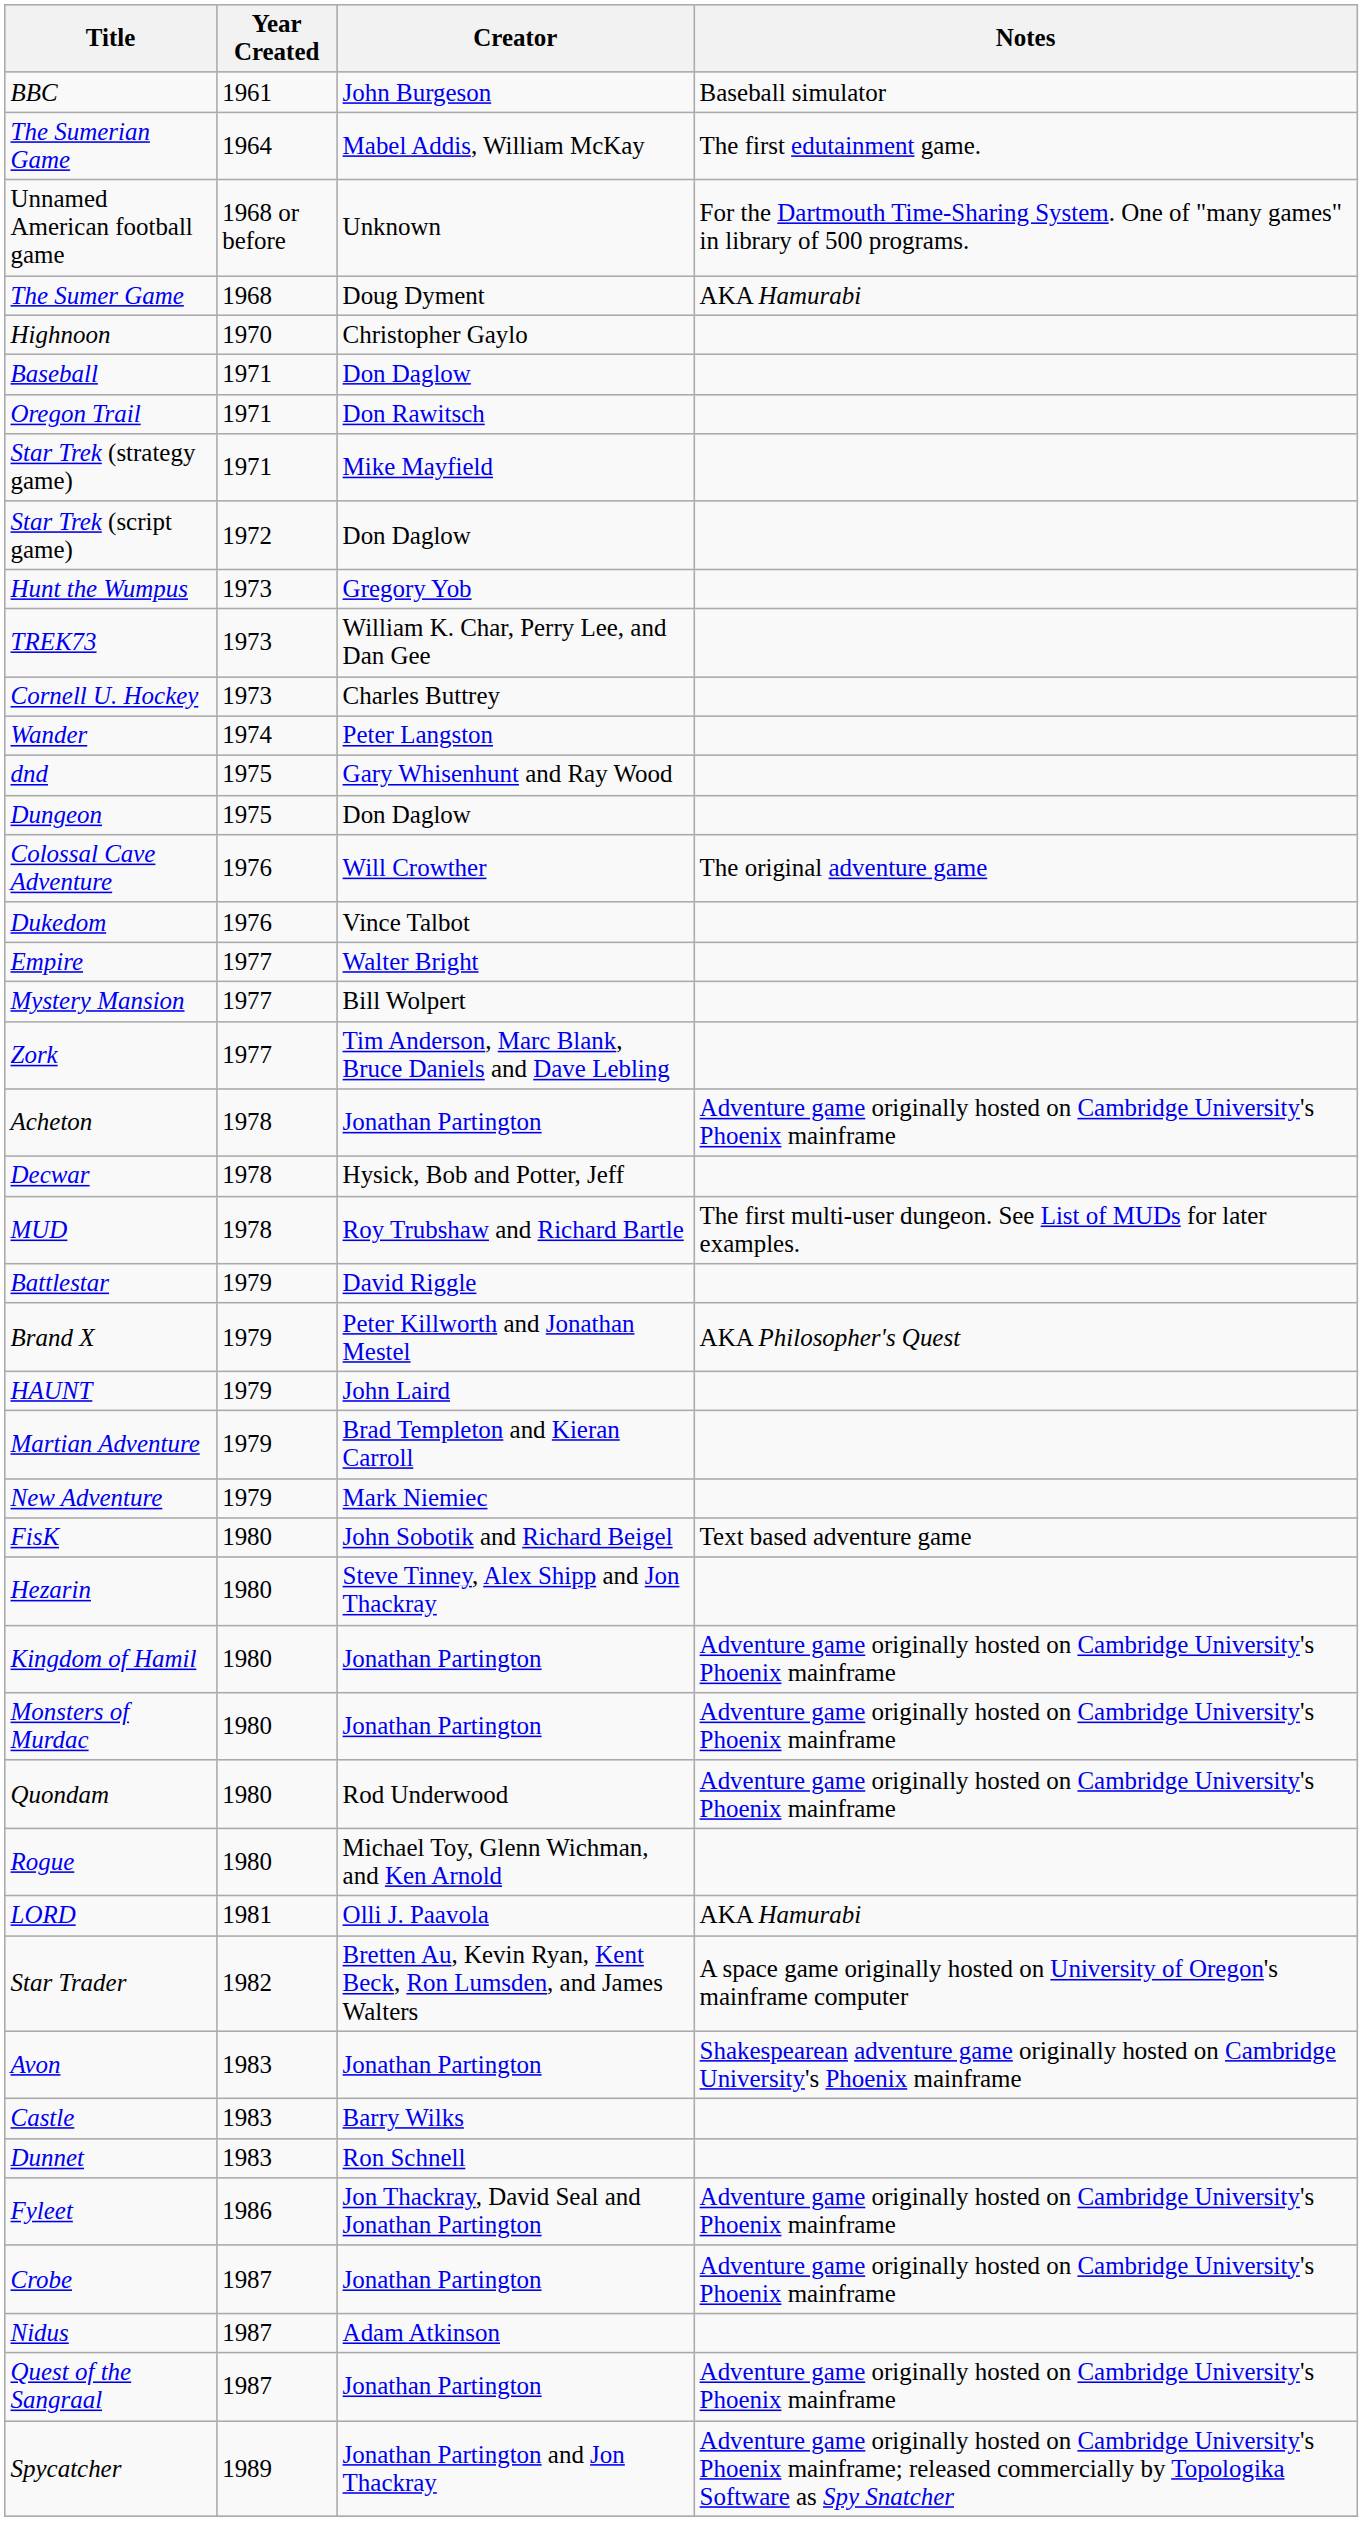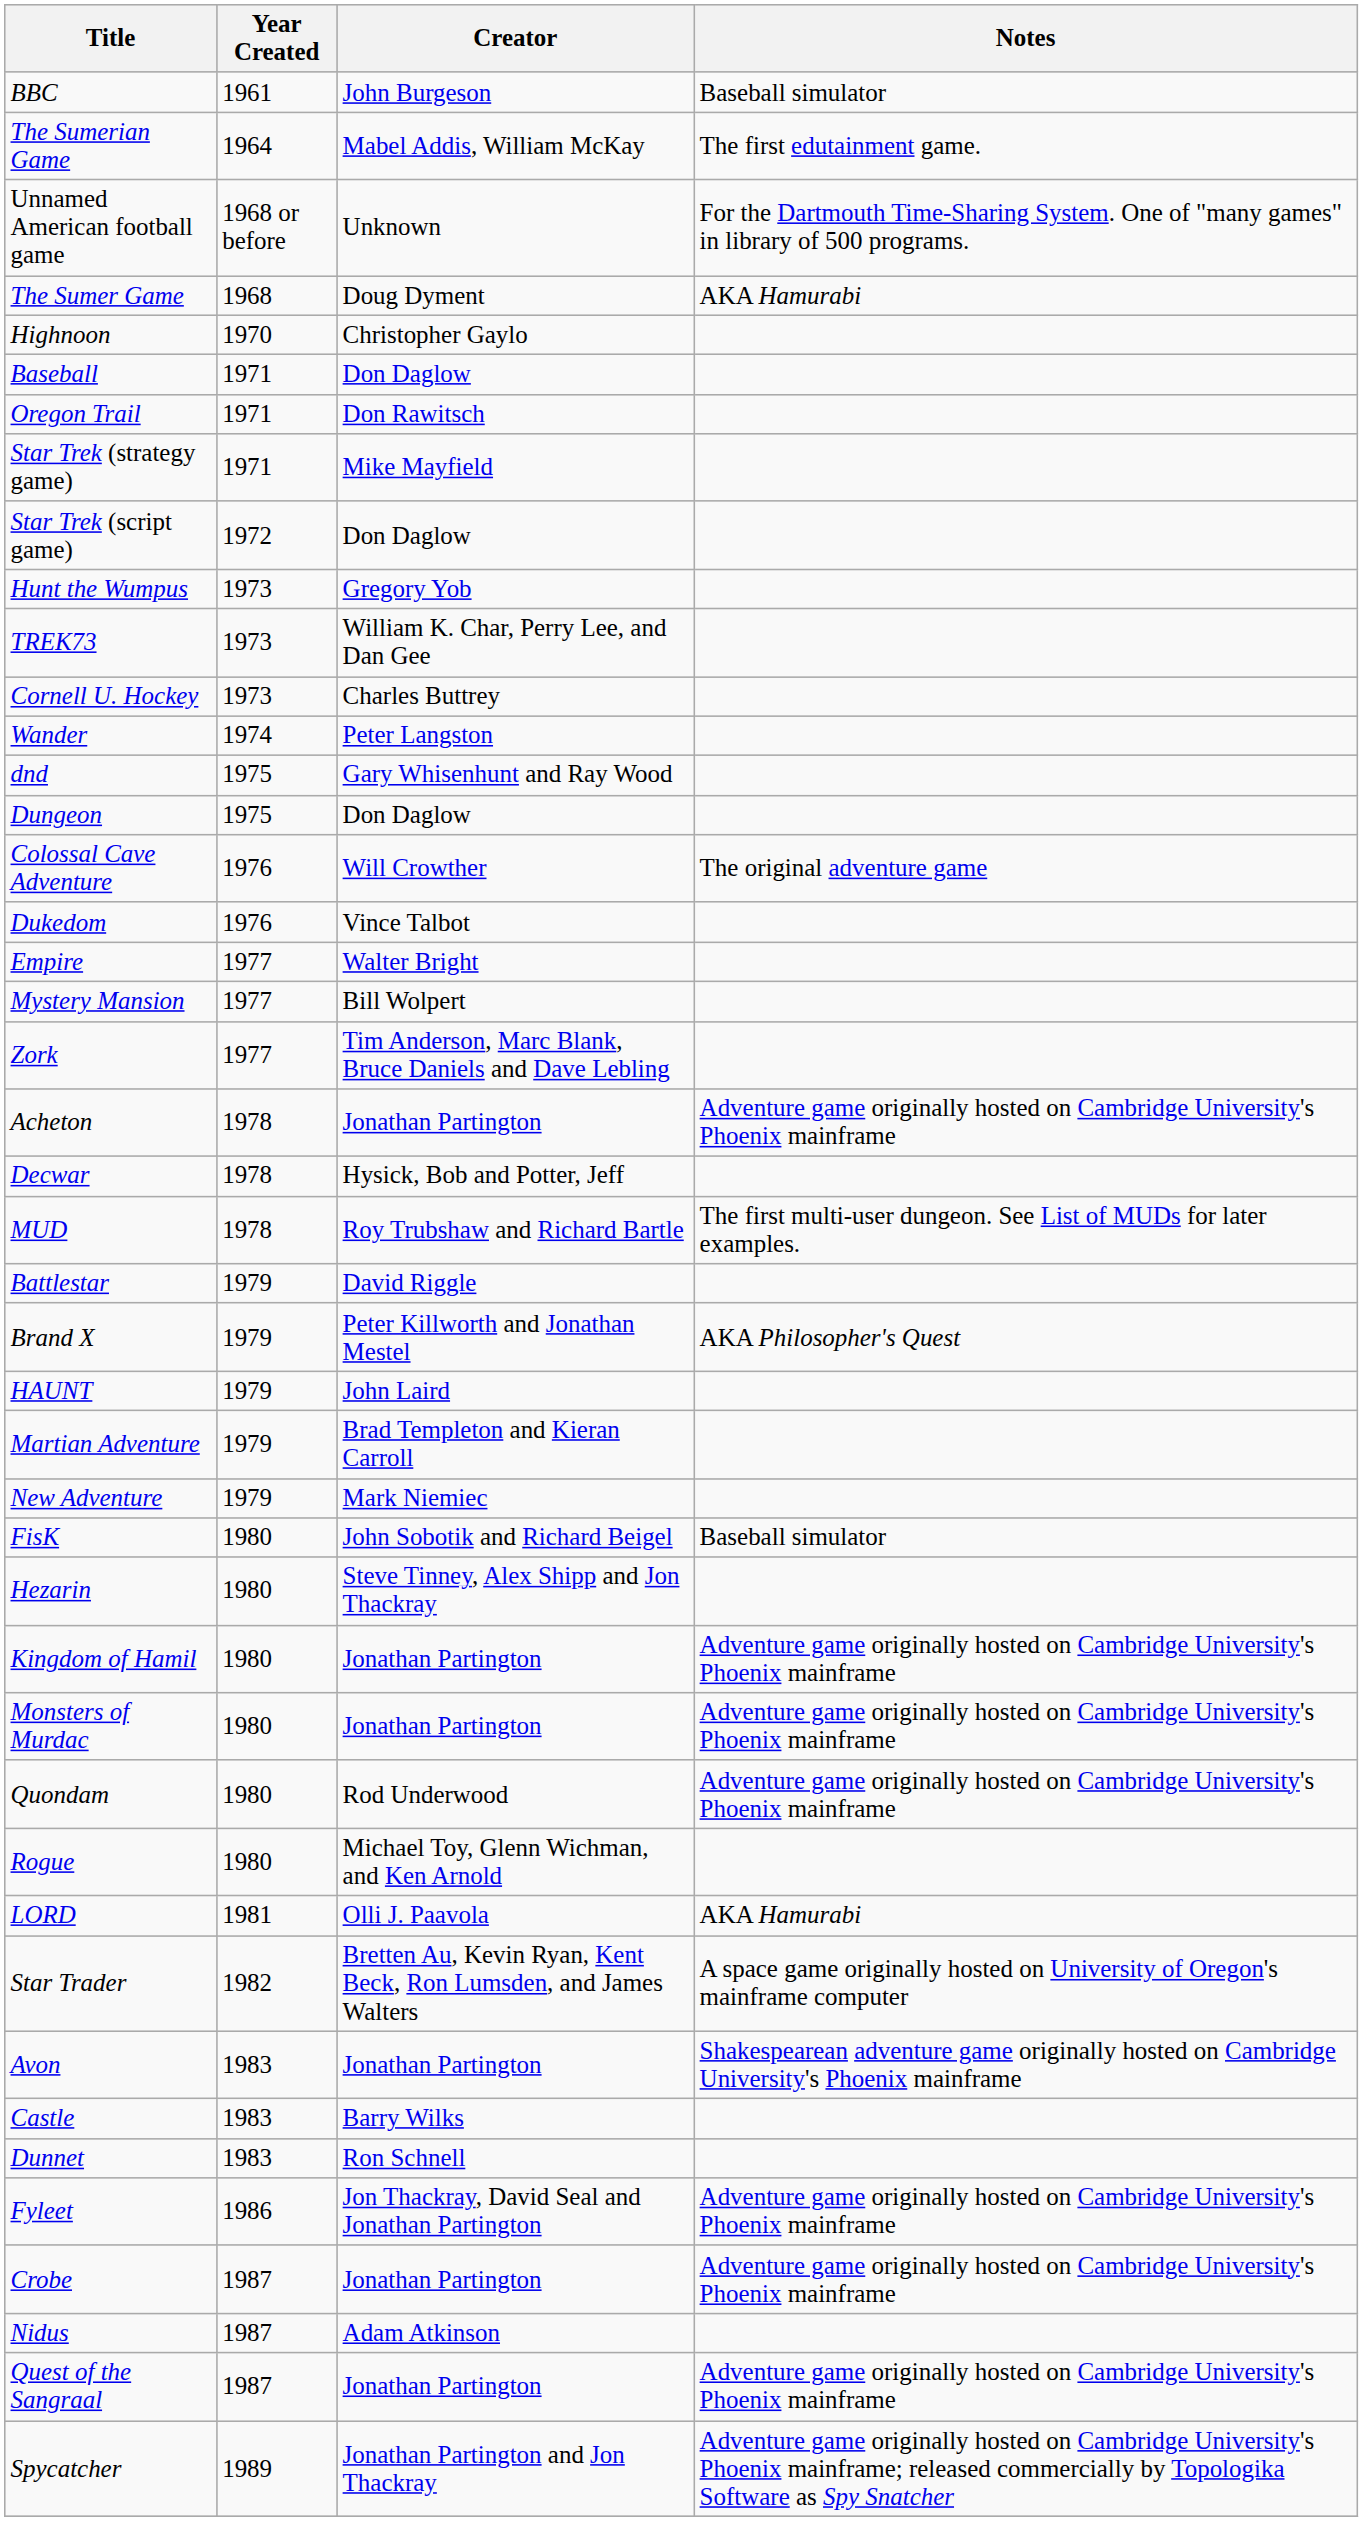(836, 1537) Text based adventure game -> (793, 1537) Baseball simulator
